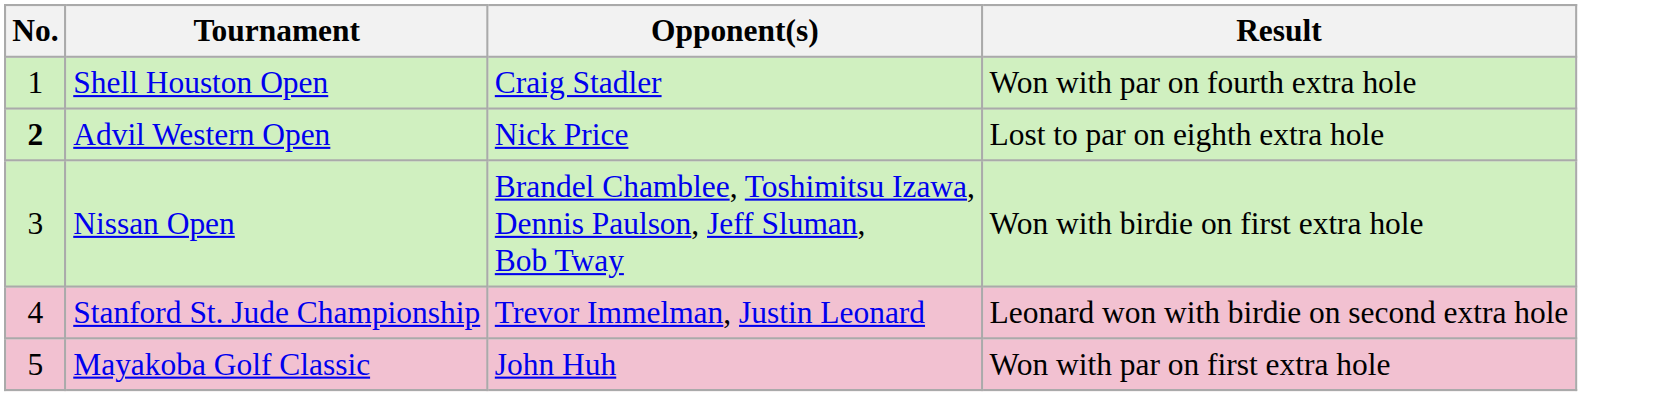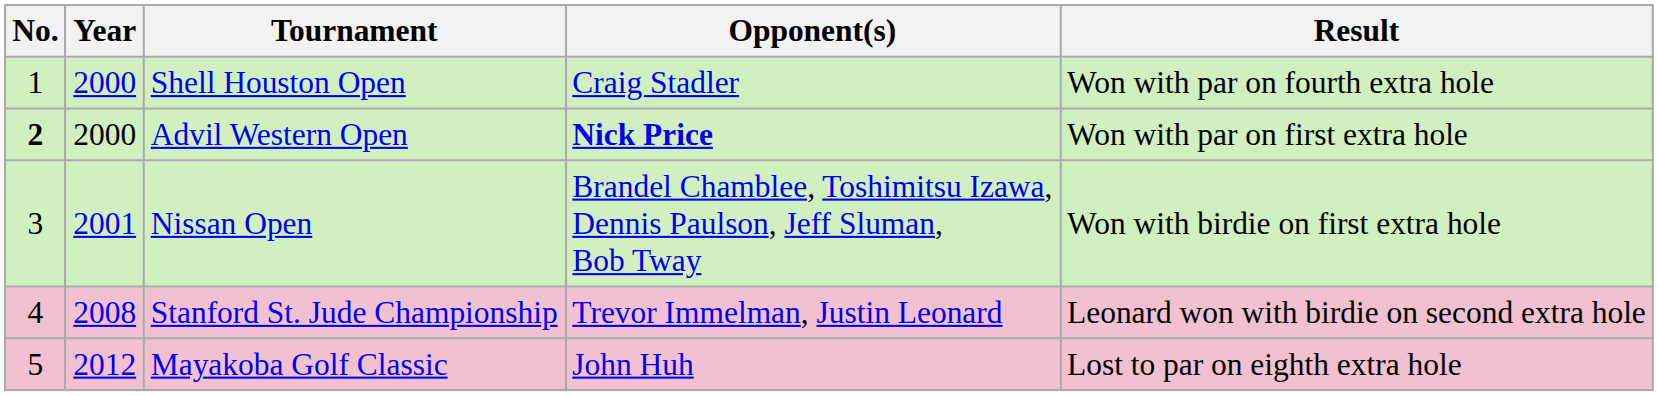+ column: (105, 30)
(562, 134) normal -> (643, 134) bold
(1187, 134) Lost to par on eighth extra hole -> (1267, 134) Won with par on first extra hole
(1190, 364) Won with par on first extra hole -> (1264, 364) Lost to par on eighth extra hole
